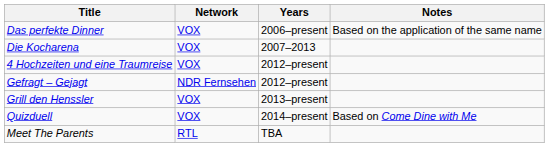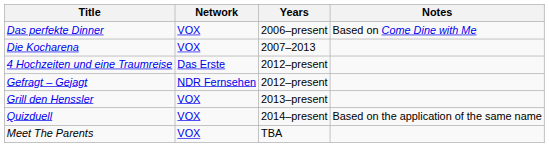(437, 30) Based on the application of the same name -> (405, 30) Based on Come Dine with Me
(189, 64) VOX -> (201, 64) Das Erste
(405, 116) Based on Come Dine with Me -> (437, 116) Based on the application of the same name
(188, 133) RTL -> (189, 133) VOX
